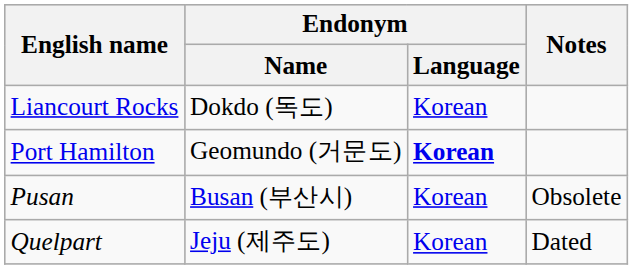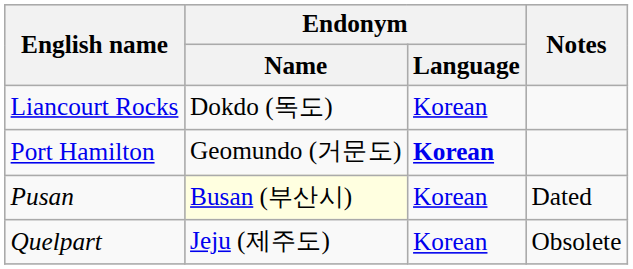(271, 195) no background -> (271, 195) lightyellow background
(576, 196) Obsolete -> (562, 196) Dated
(562, 241) Dated -> (576, 241) Obsolete
